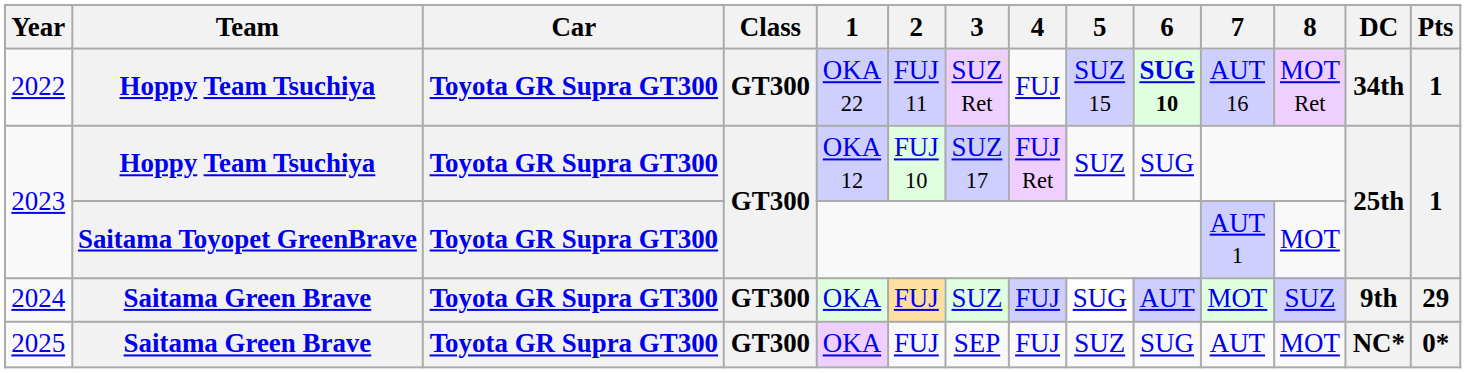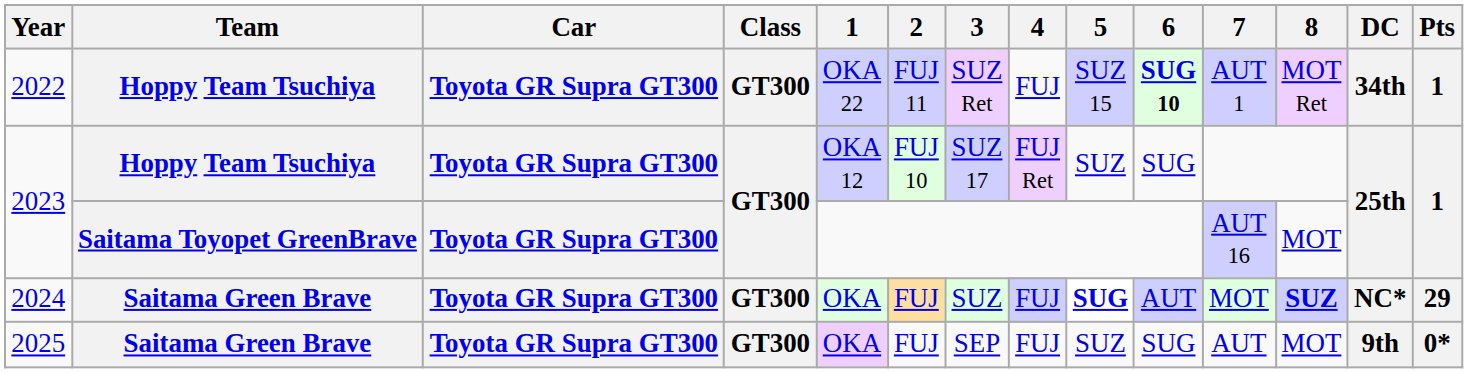(1237, 85) AUT 16 -> (1239, 85) AUT 1
(1237, 237) AUT 1 -> (1239, 237) AUT 16
(1100, 299) normal -> (1100, 299) bold
(1310, 299) normal -> (1311, 299) bold
(1379, 299) 9th -> (1380, 299) NC*
(1379, 343) NC* -> (1380, 343) 9th
